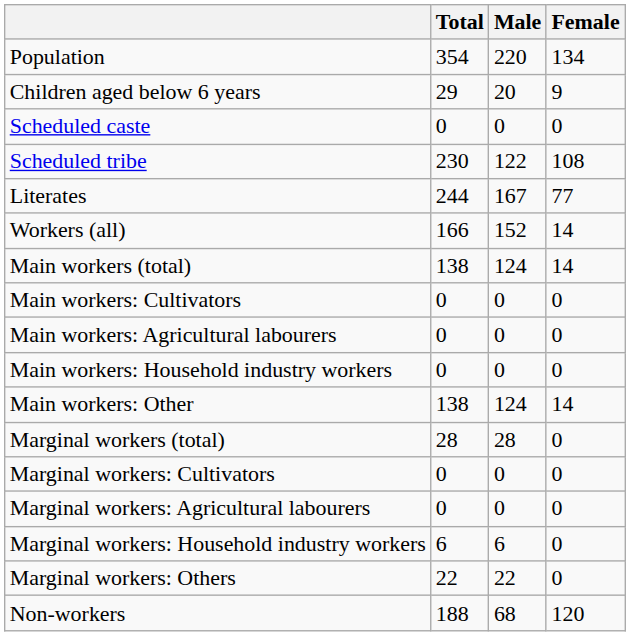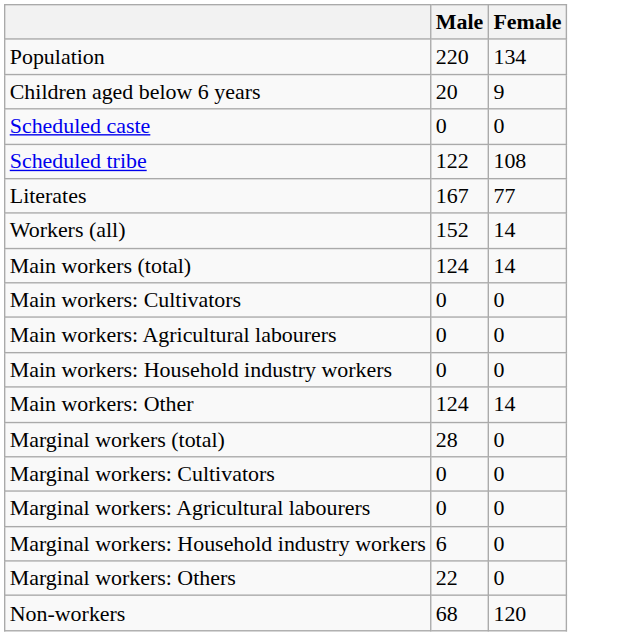- column: (460, 21)
